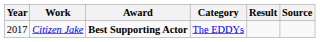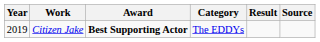(17, 29) 2017 -> (17, 29) 2019
